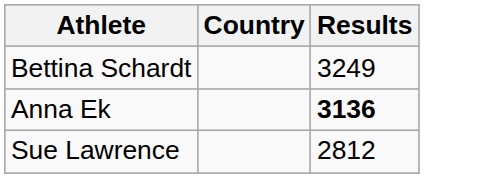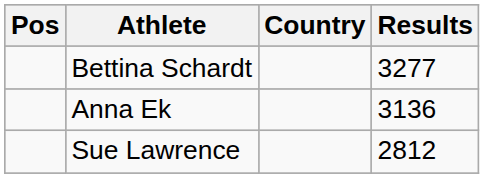+ column: (35, 25)
(346, 67) 3249 -> (407, 67) 3277
(346, 109) bold -> (407, 109) normal
